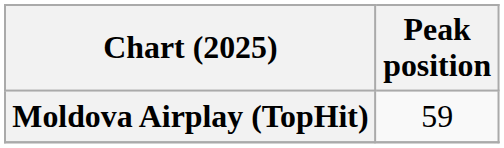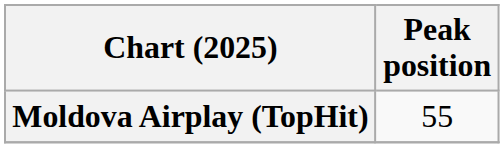(437, 116) 59 -> (437, 116) 55
